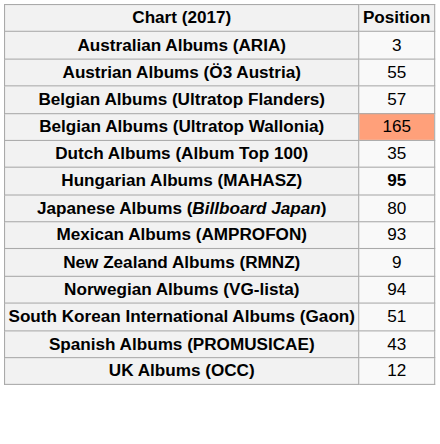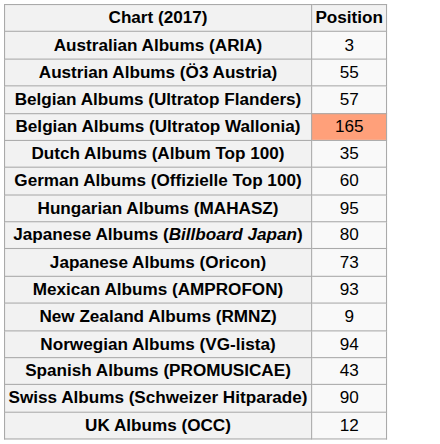+ row: (158, 180)
(397, 180) bold -> (349, 208) normal
+ row: (158, 262)
- row: (182, 316)
+ row: (158, 398)
